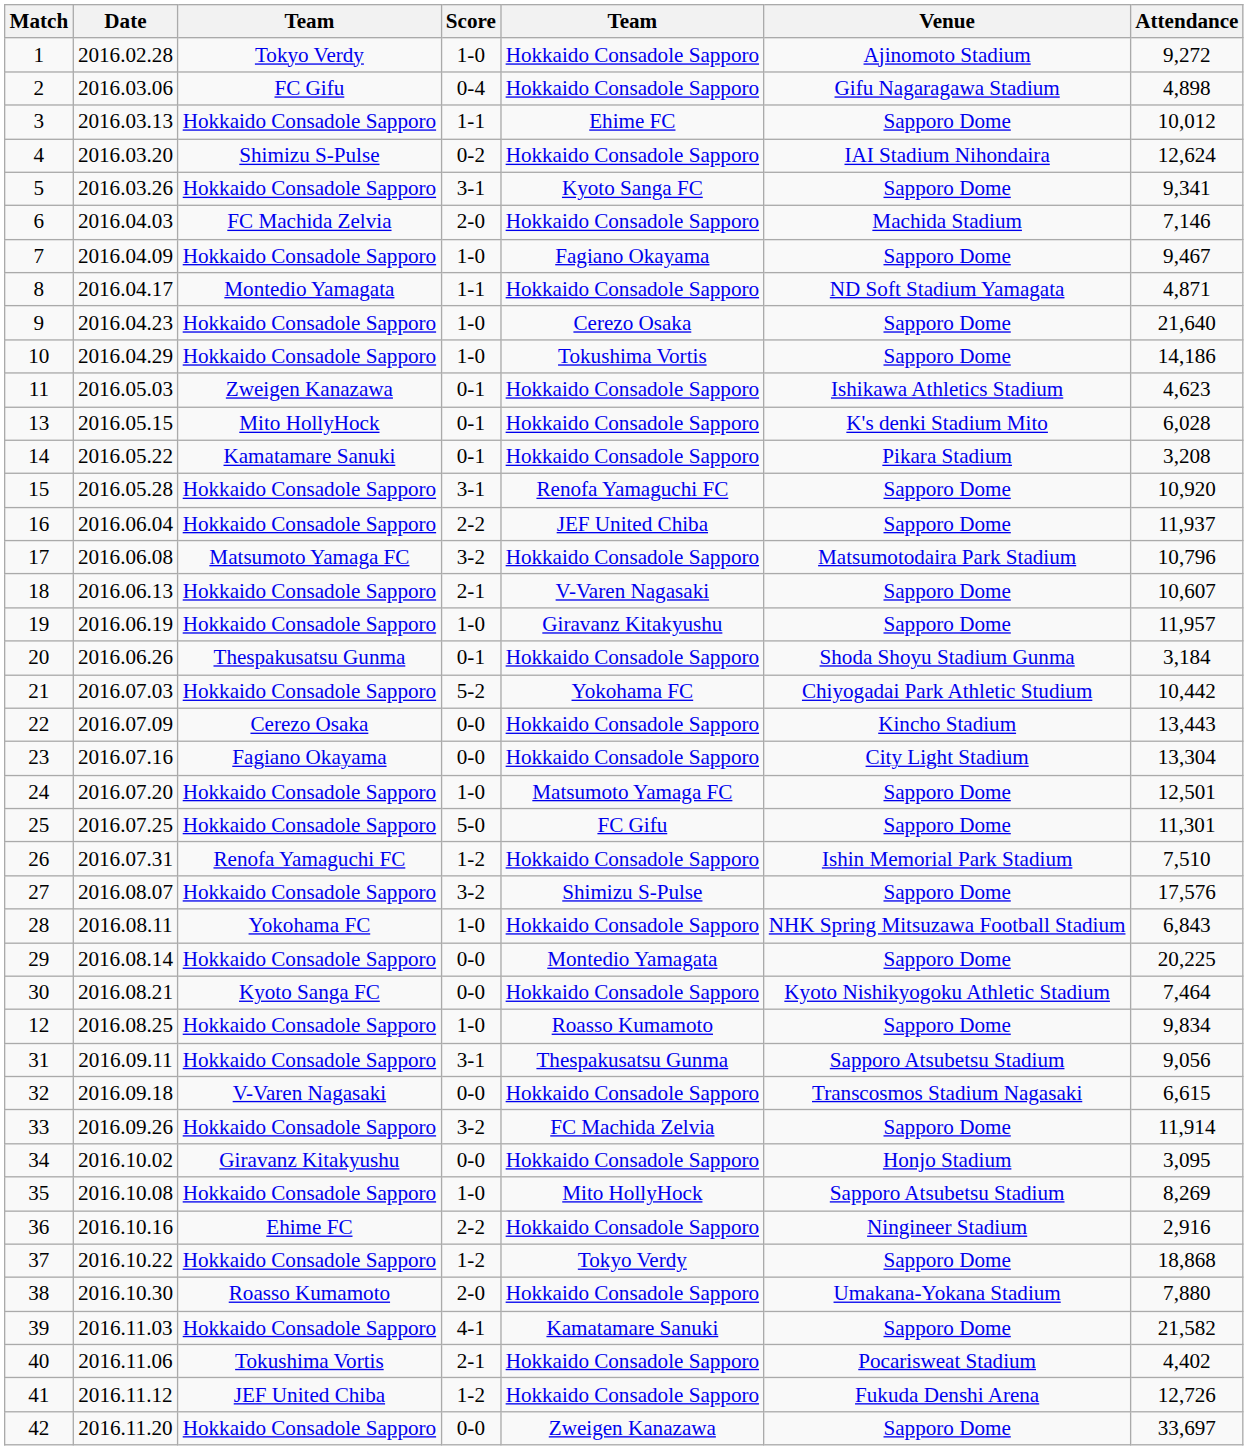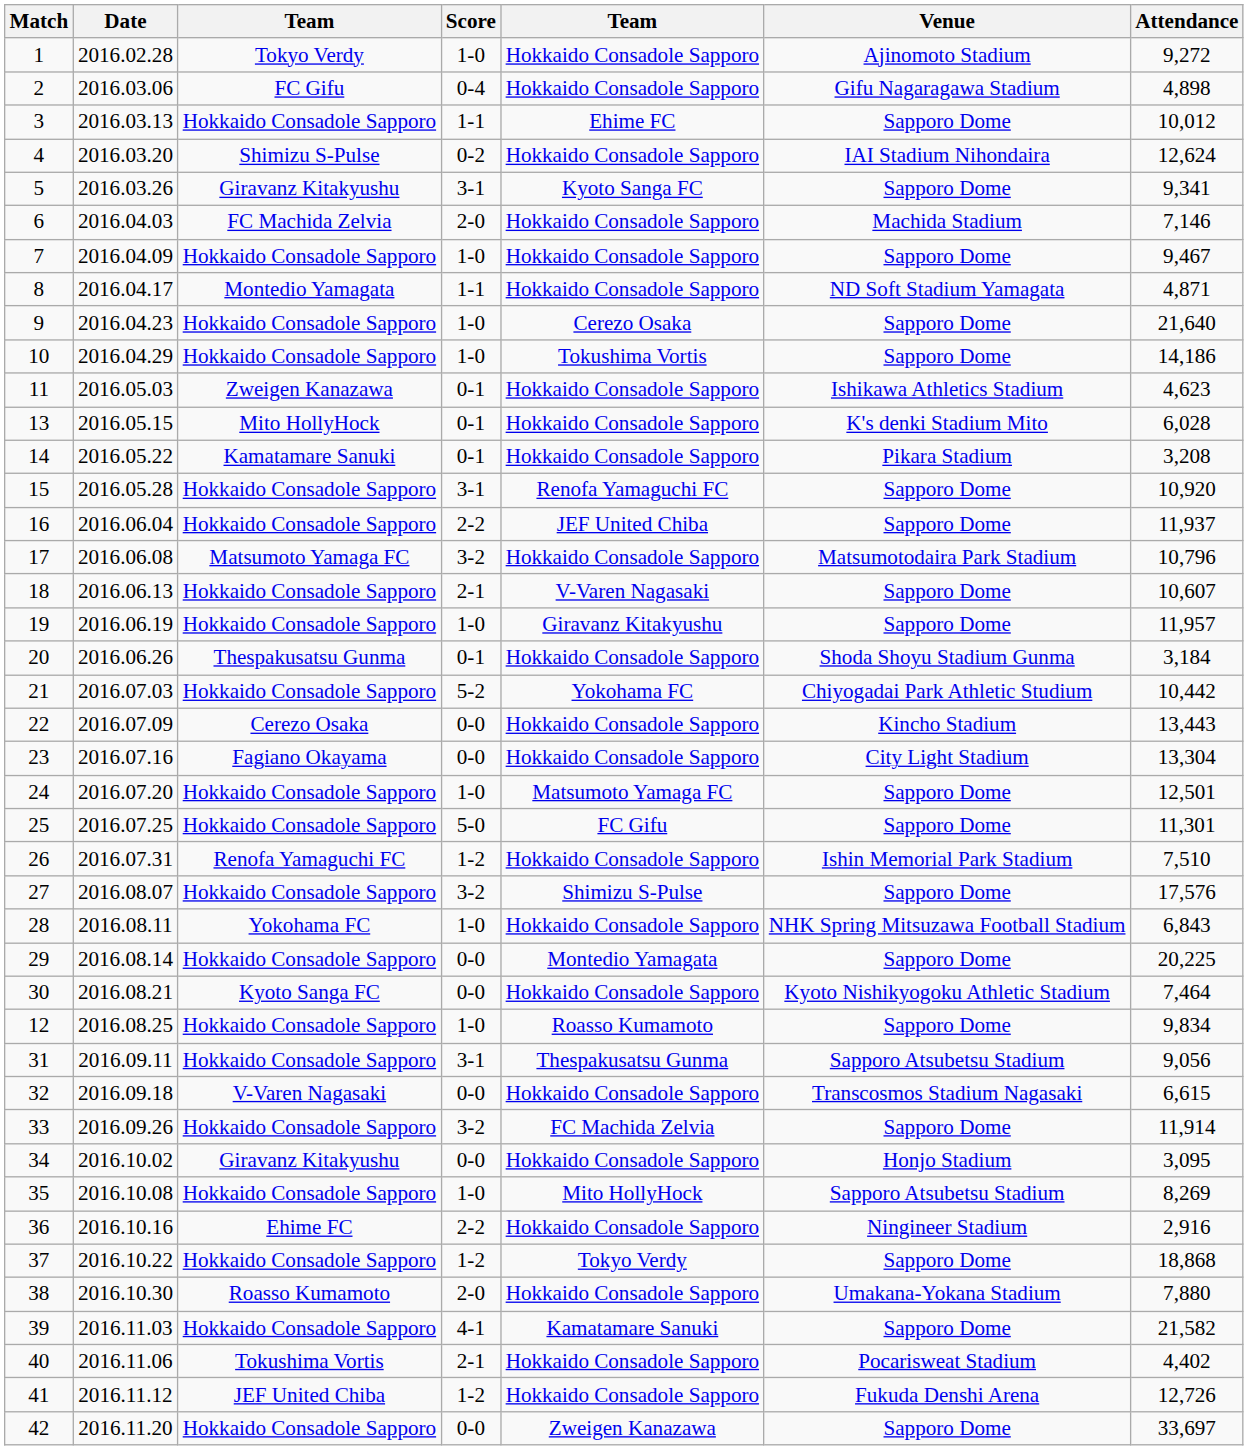(309, 188) Hokkaido Consadole Sapporo -> (309, 188) Giravanz Kitakyushu
(632, 255) Fagiano Okayama -> (632, 255) Hokkaido Consadole Sapporo
